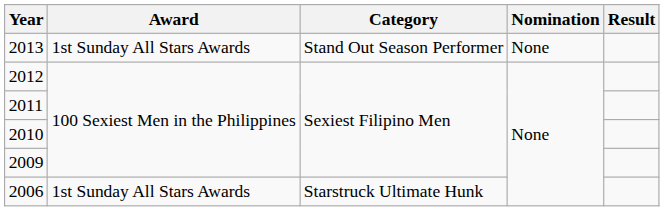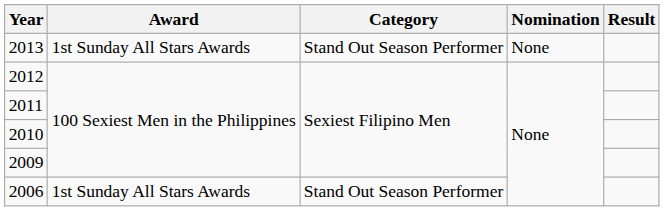(394, 192) Starstruck Ultimate Hunk -> (404, 192) Stand Out Season Performer
